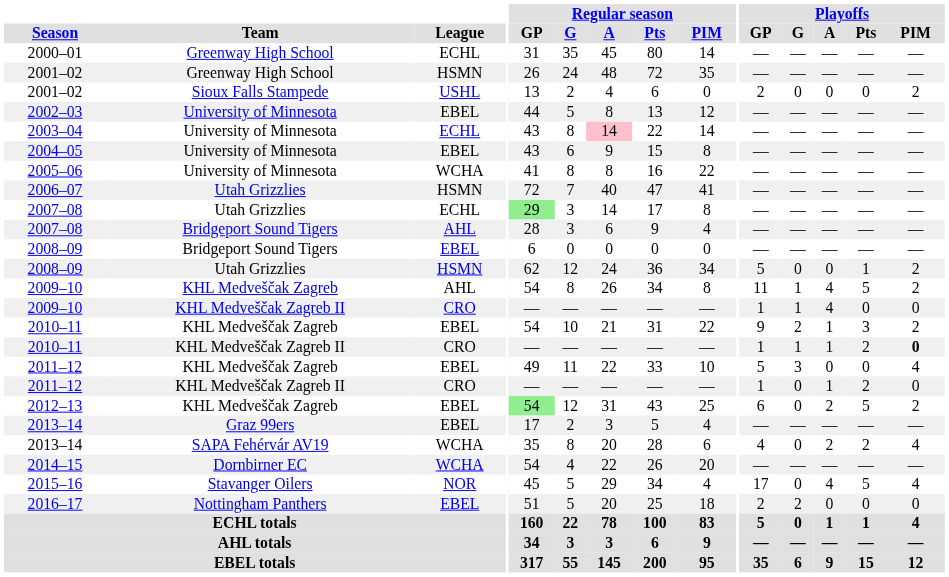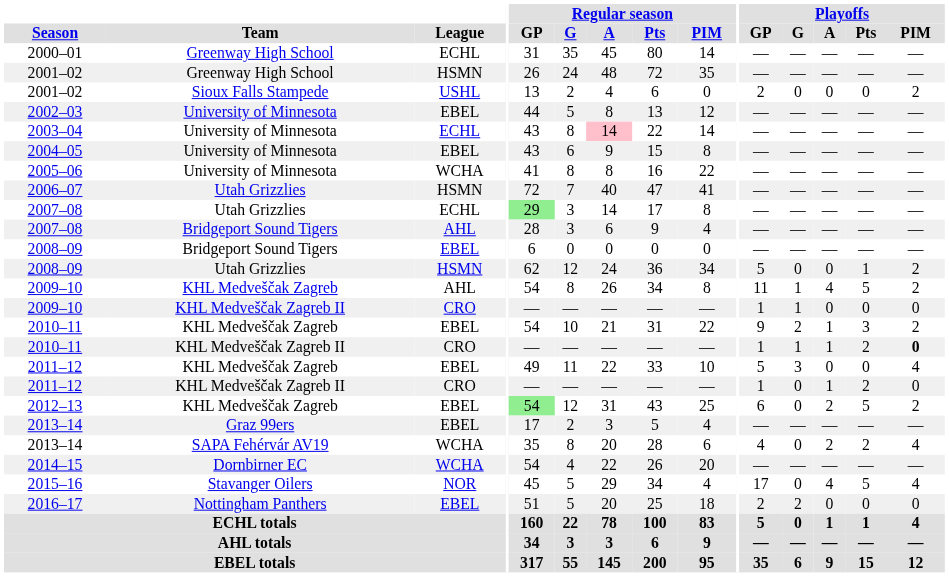(830, 307) 4 -> (830, 307) 0
